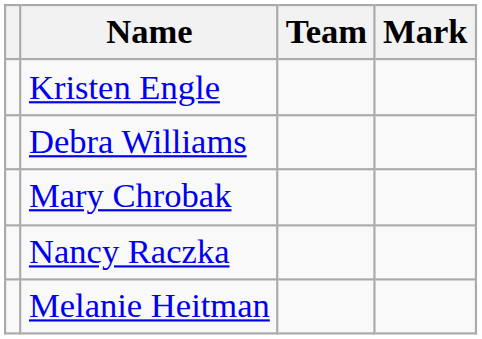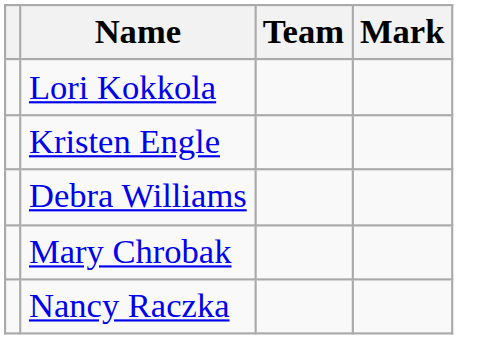+ row: (123, 86)
- row: (149, 305)
